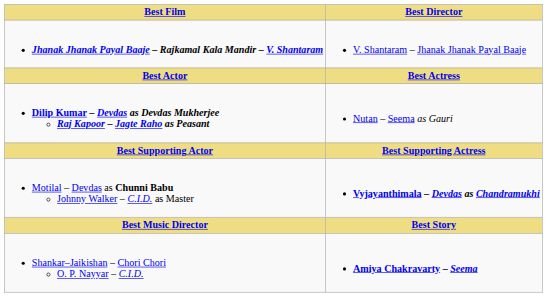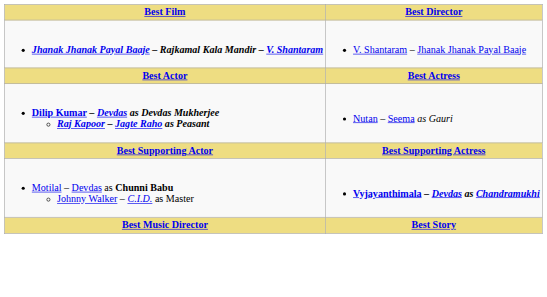- row: (165, 268)
